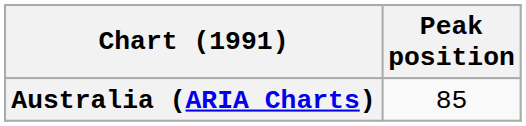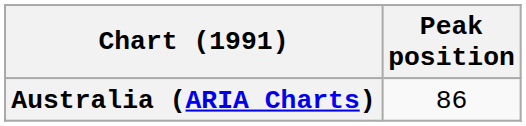(452, 100) 85 -> (452, 100) 86
